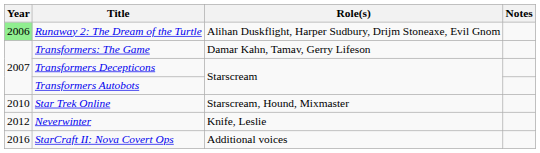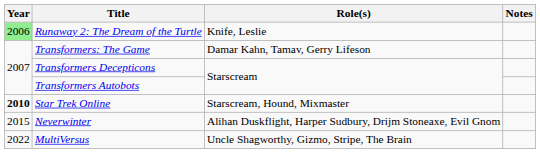(354, 31) Alihan Duskflight, Harper Sudbury, Drijm Stoneaxe, Evil Gnom -> (237, 31) Knife, Leslie
(18, 103) normal -> (18, 103) bold
(18, 121) 2012 -> (18, 121) 2015
(237, 121) Knife, Leslie -> (354, 121) Alihan Duskflight, Harper Sudbury, Drijm Stoneaxe, Evil Gnom
- row: (104, 139)
+ row: (62, 139)
